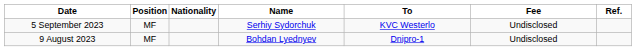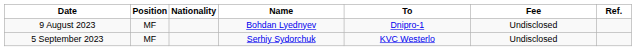rows swapped: (67, 39) <-> (67, 26)
